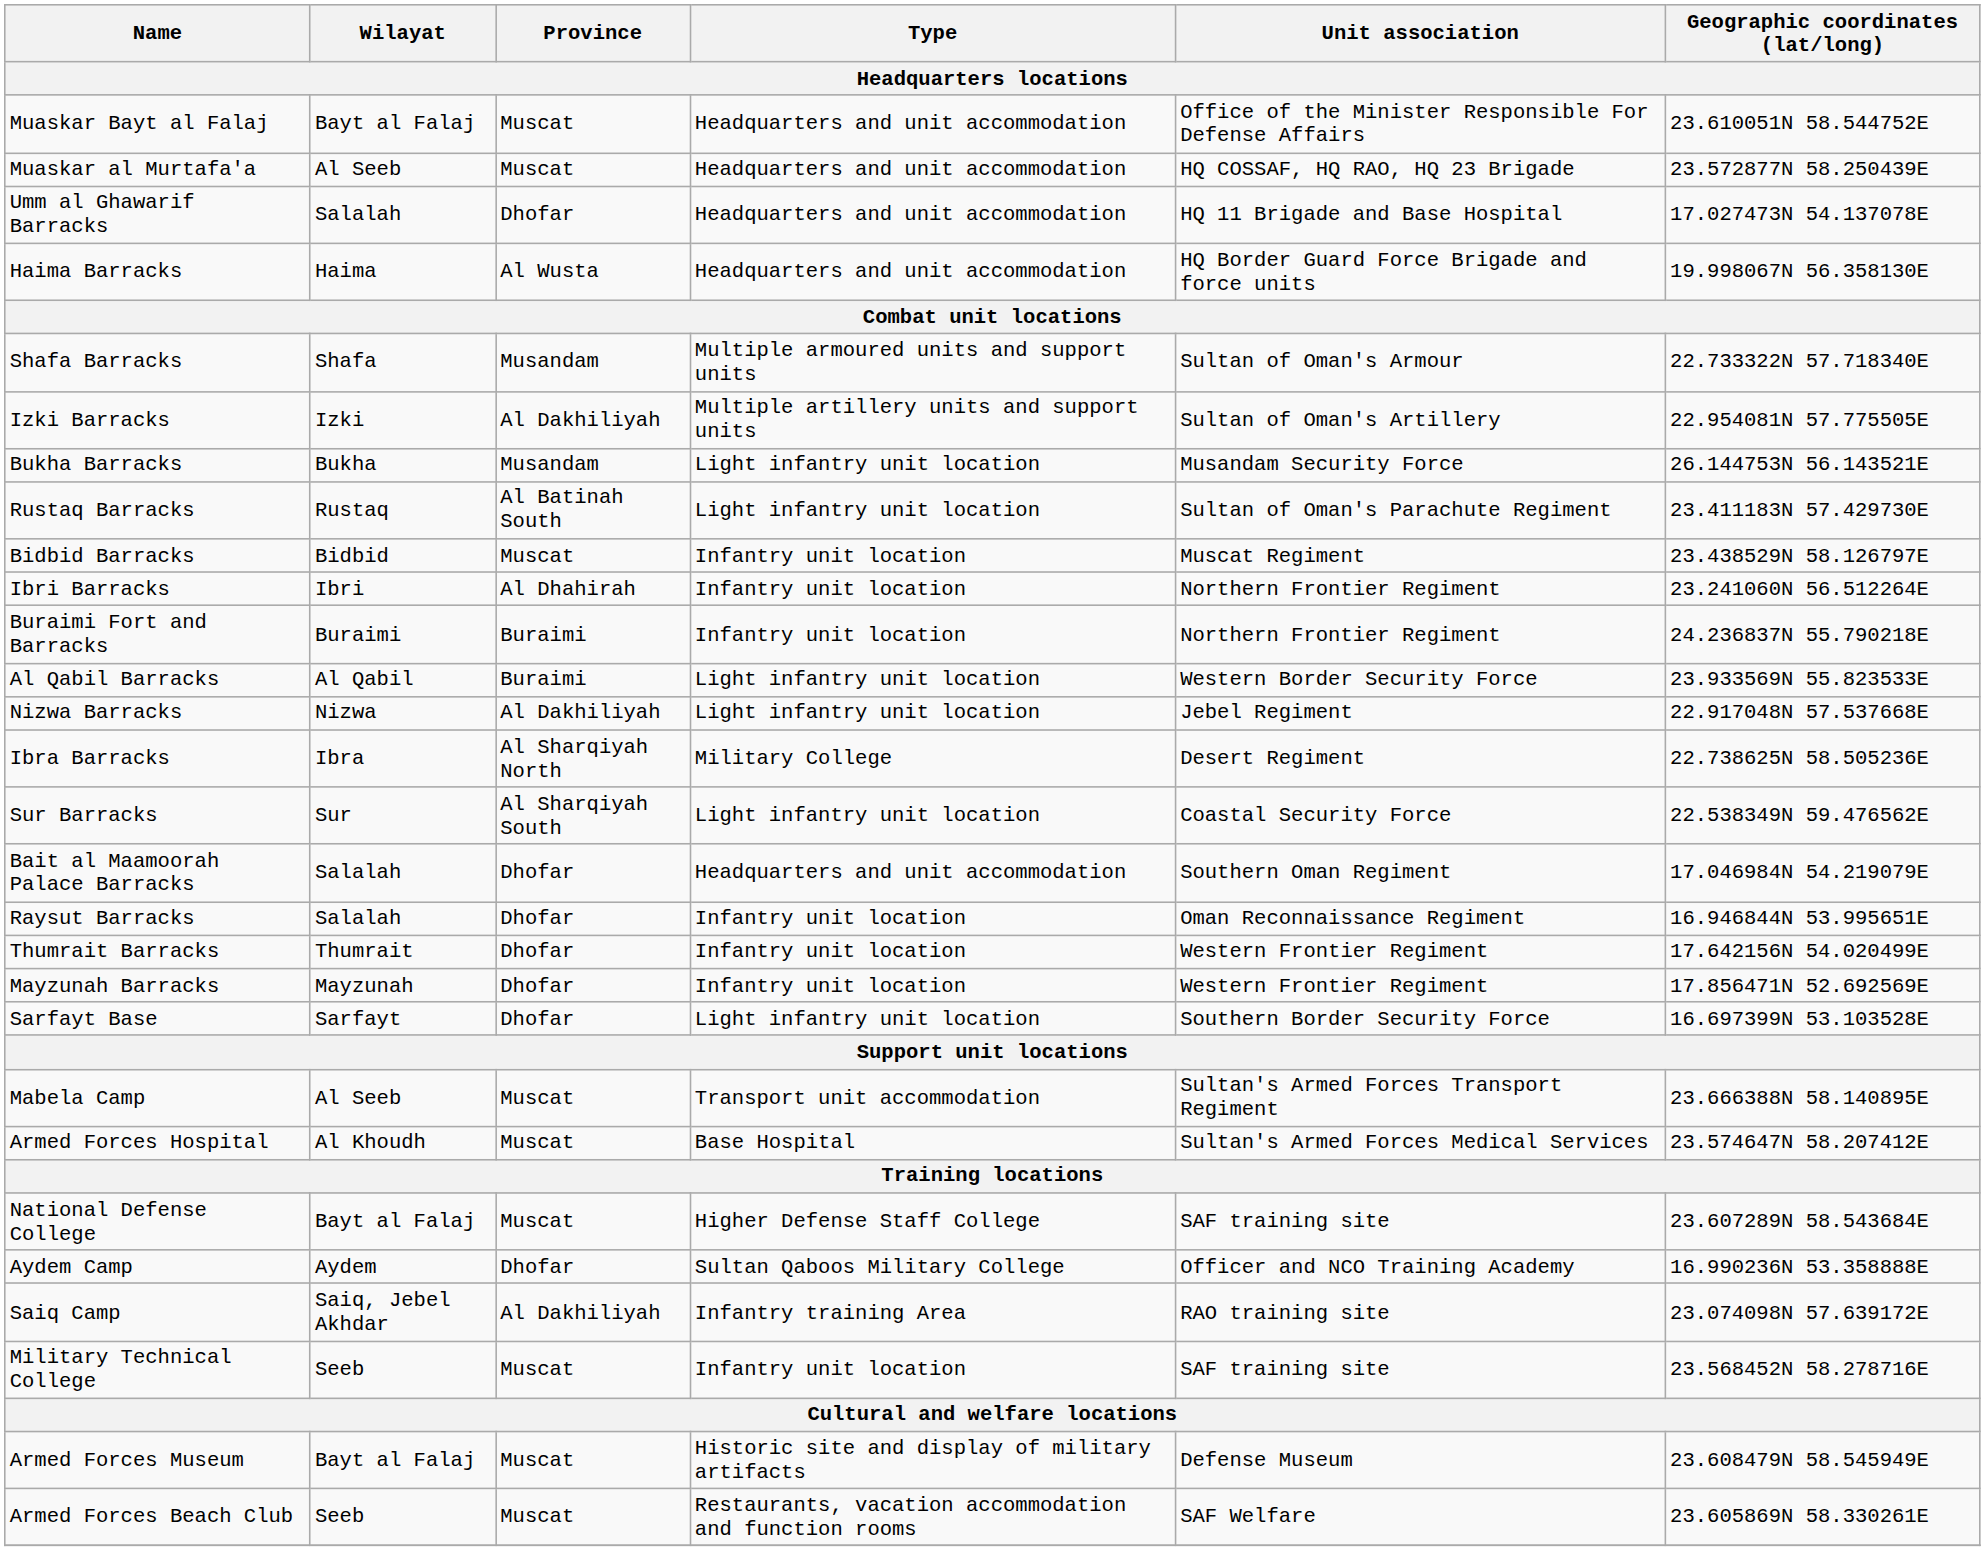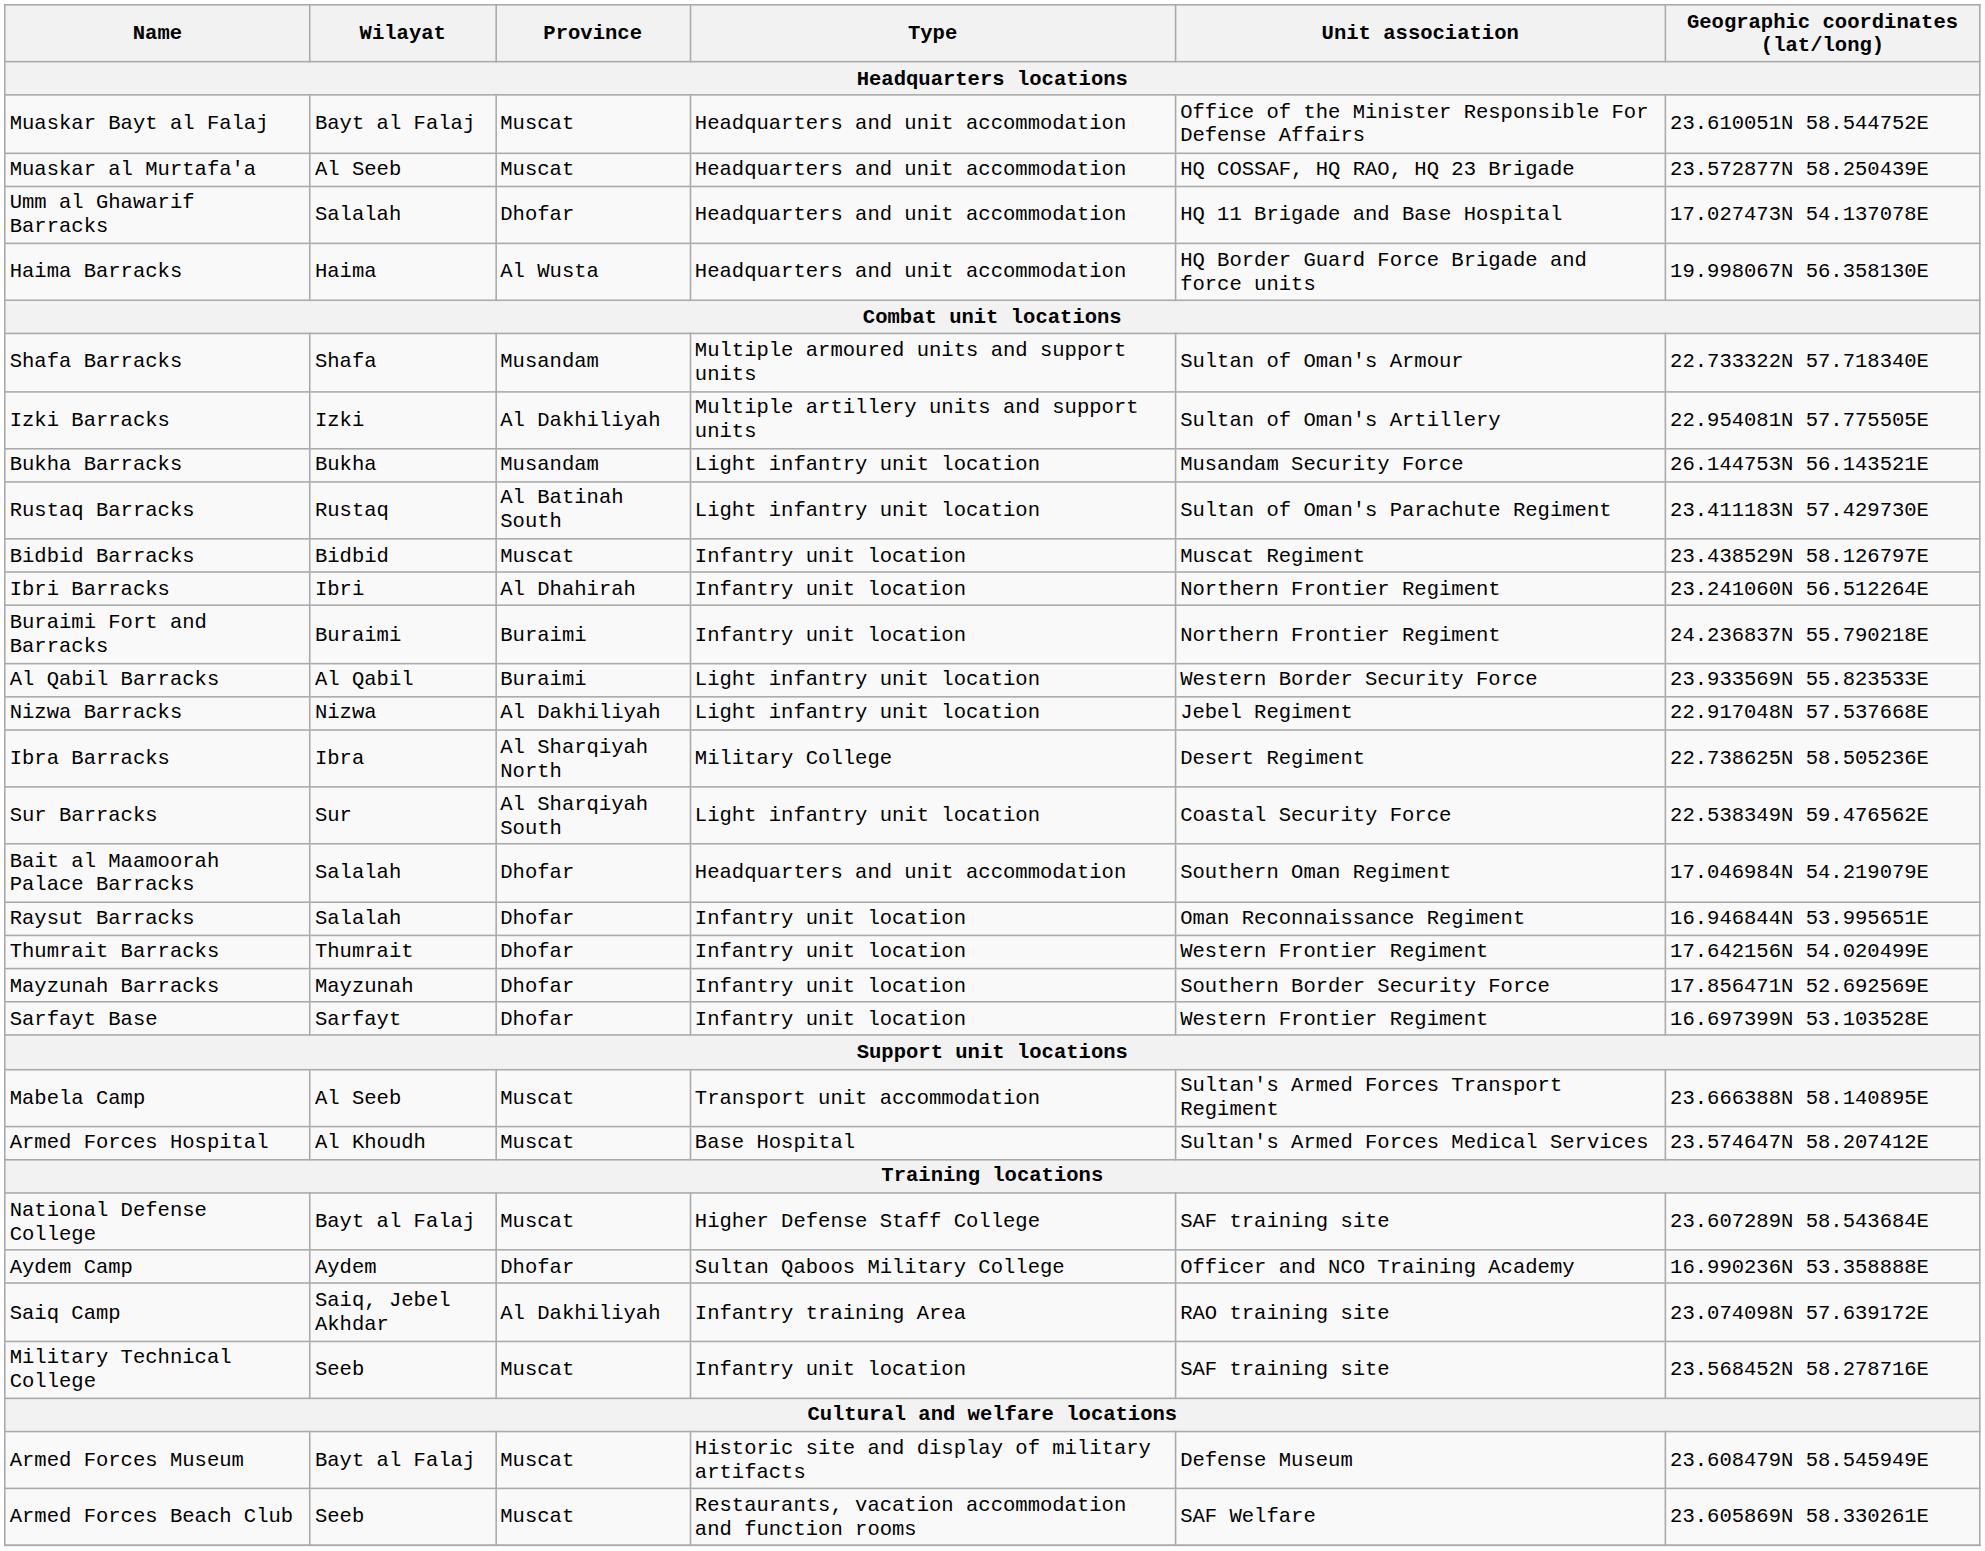(1334, 985) Western Frontier Regiment -> (1365, 985) Southern Border Security Force
(867, 1019) Light infantry unit location -> (830, 1019) Infantry unit location
(1365, 1019) Southern Border Security Force -> (1334, 1019) Western Frontier Regiment
